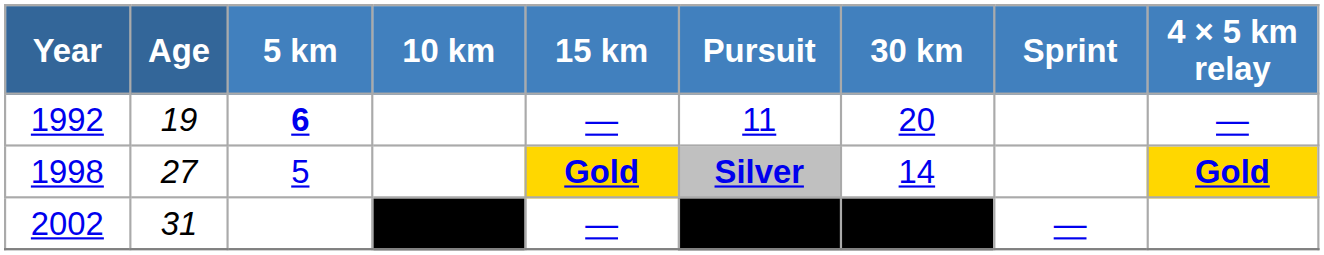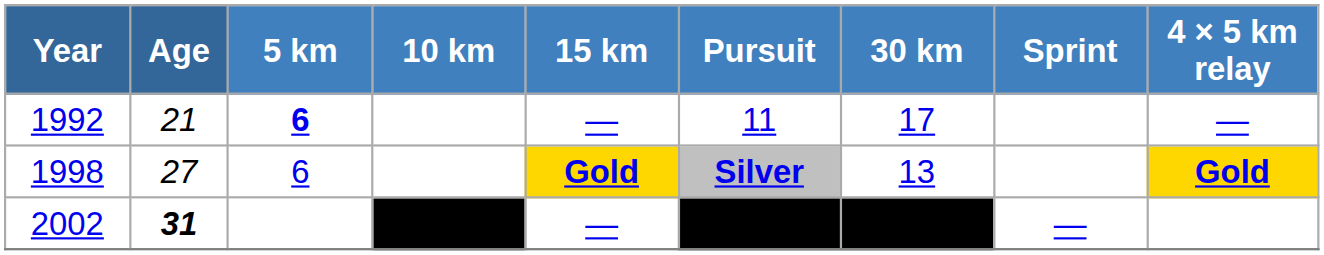(179, 120) 19 -> (179, 120) 21
(917, 120) 20 -> (917, 120) 17
(300, 172) 5 -> (300, 172) 6
(917, 172) 14 -> (917, 172) 13
(179, 224) normal -> (179, 224) bold
